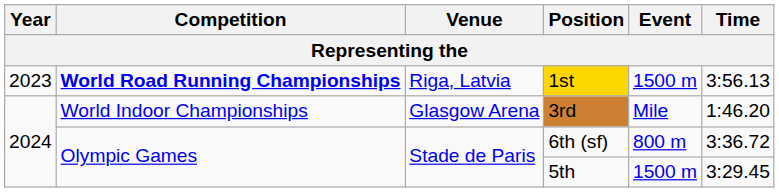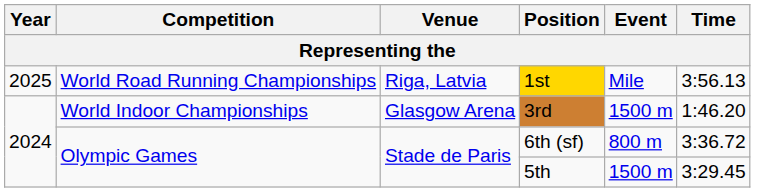(30, 80) 2023 -> (30, 80) 2025
(231, 80) bold -> (218, 80) normal
(665, 80) 1500 m -> (626, 80) Mile
(651, 111) Mile -> (641, 111) 1500 m
